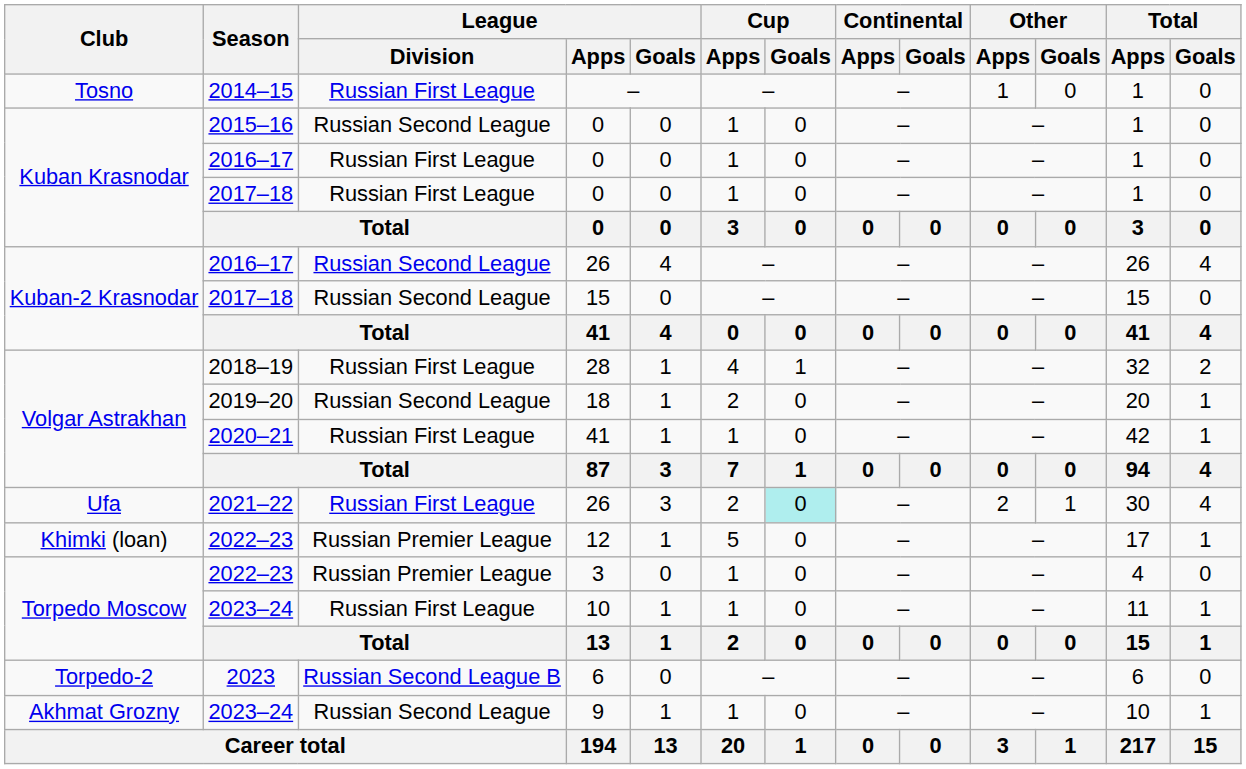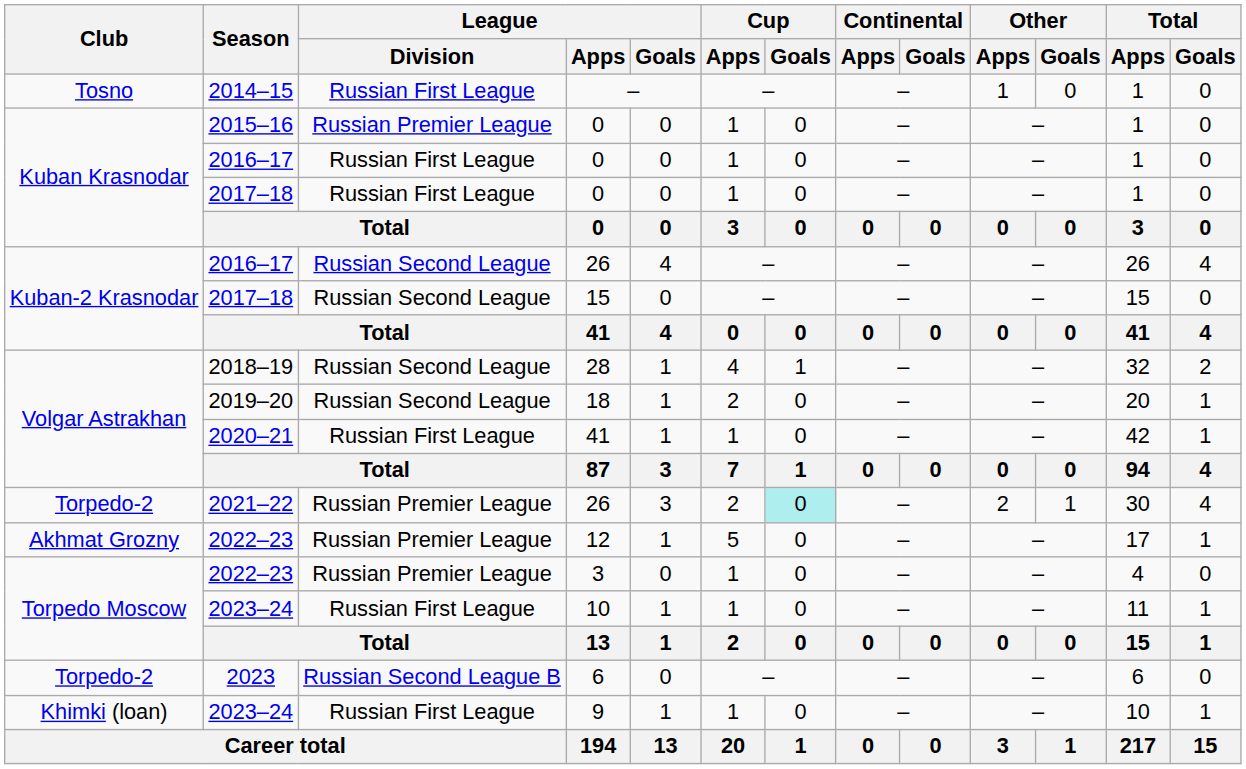(432, 125) Russian Second League -> (432, 125) Russian Premier League
(432, 366) Russian First League -> (432, 366) Russian Second League
(104, 504) Ufa -> (104, 504) Torpedo-2
(432, 504) Russian First League -> (432, 504) Russian Premier League
(104, 539) Khimki (loan) -> (104, 539) Akhmat Grozny
(104, 711) Akhmat Grozny -> (104, 711) Khimki (loan)
(432, 711) Russian Second League -> (432, 711) Russian First League
